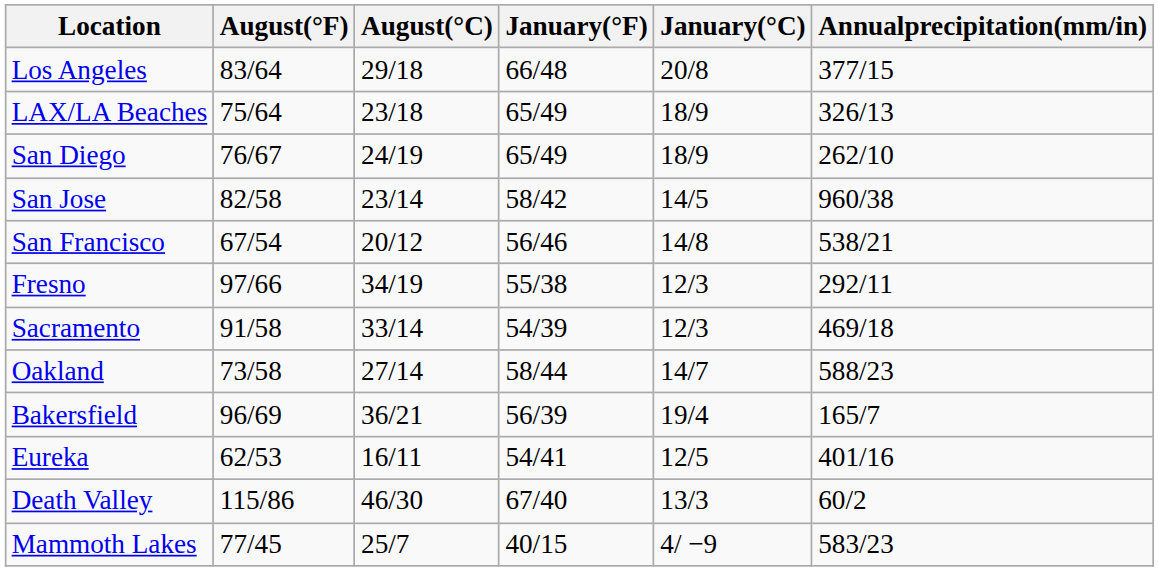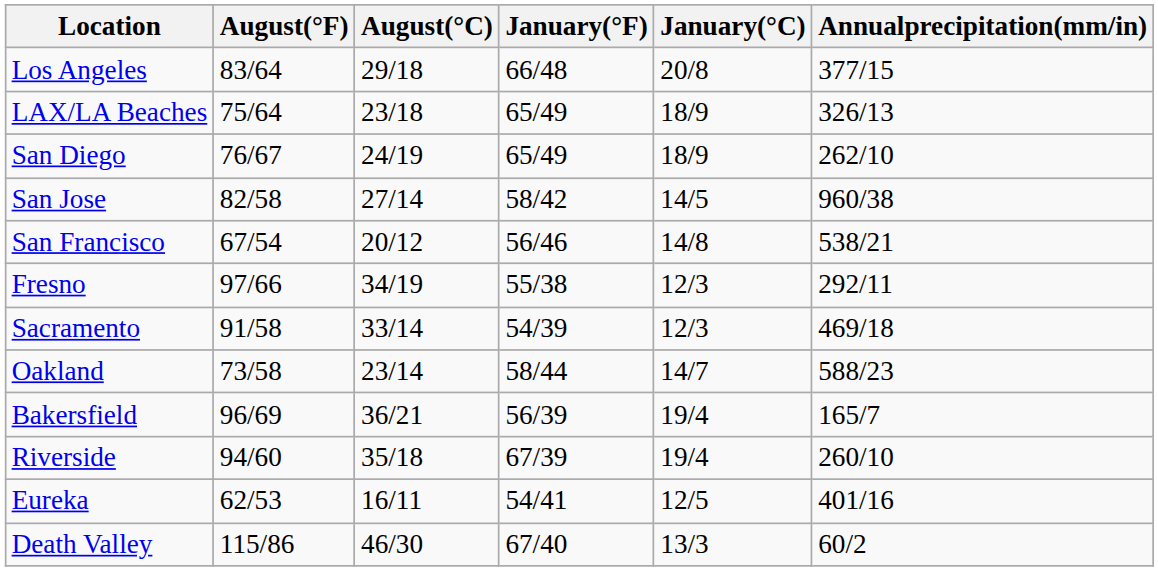(392, 198) 23/14 -> (392, 198) 27/14
(392, 371) 27/14 -> (392, 371) 23/14
+ row: (64, 457)
- row: (104, 543)
